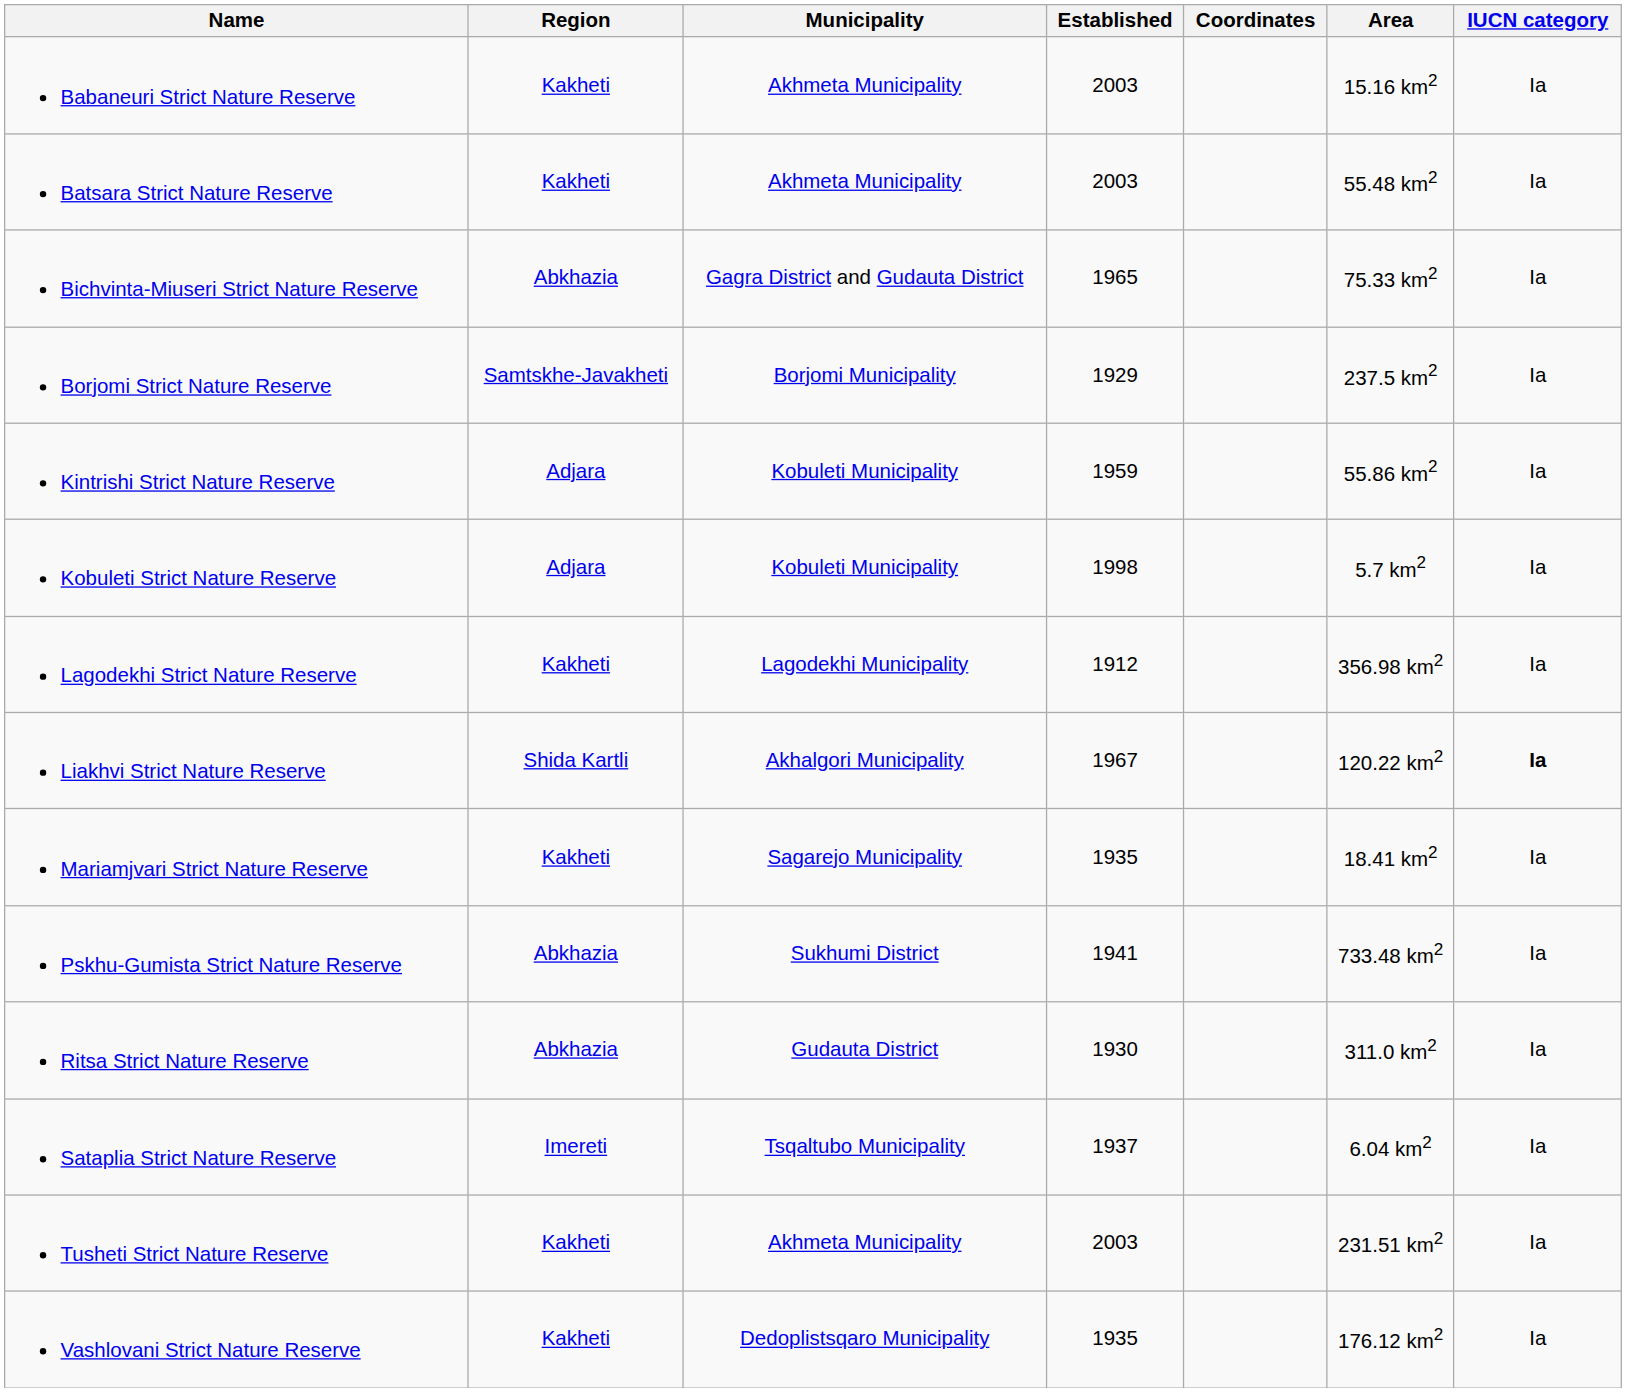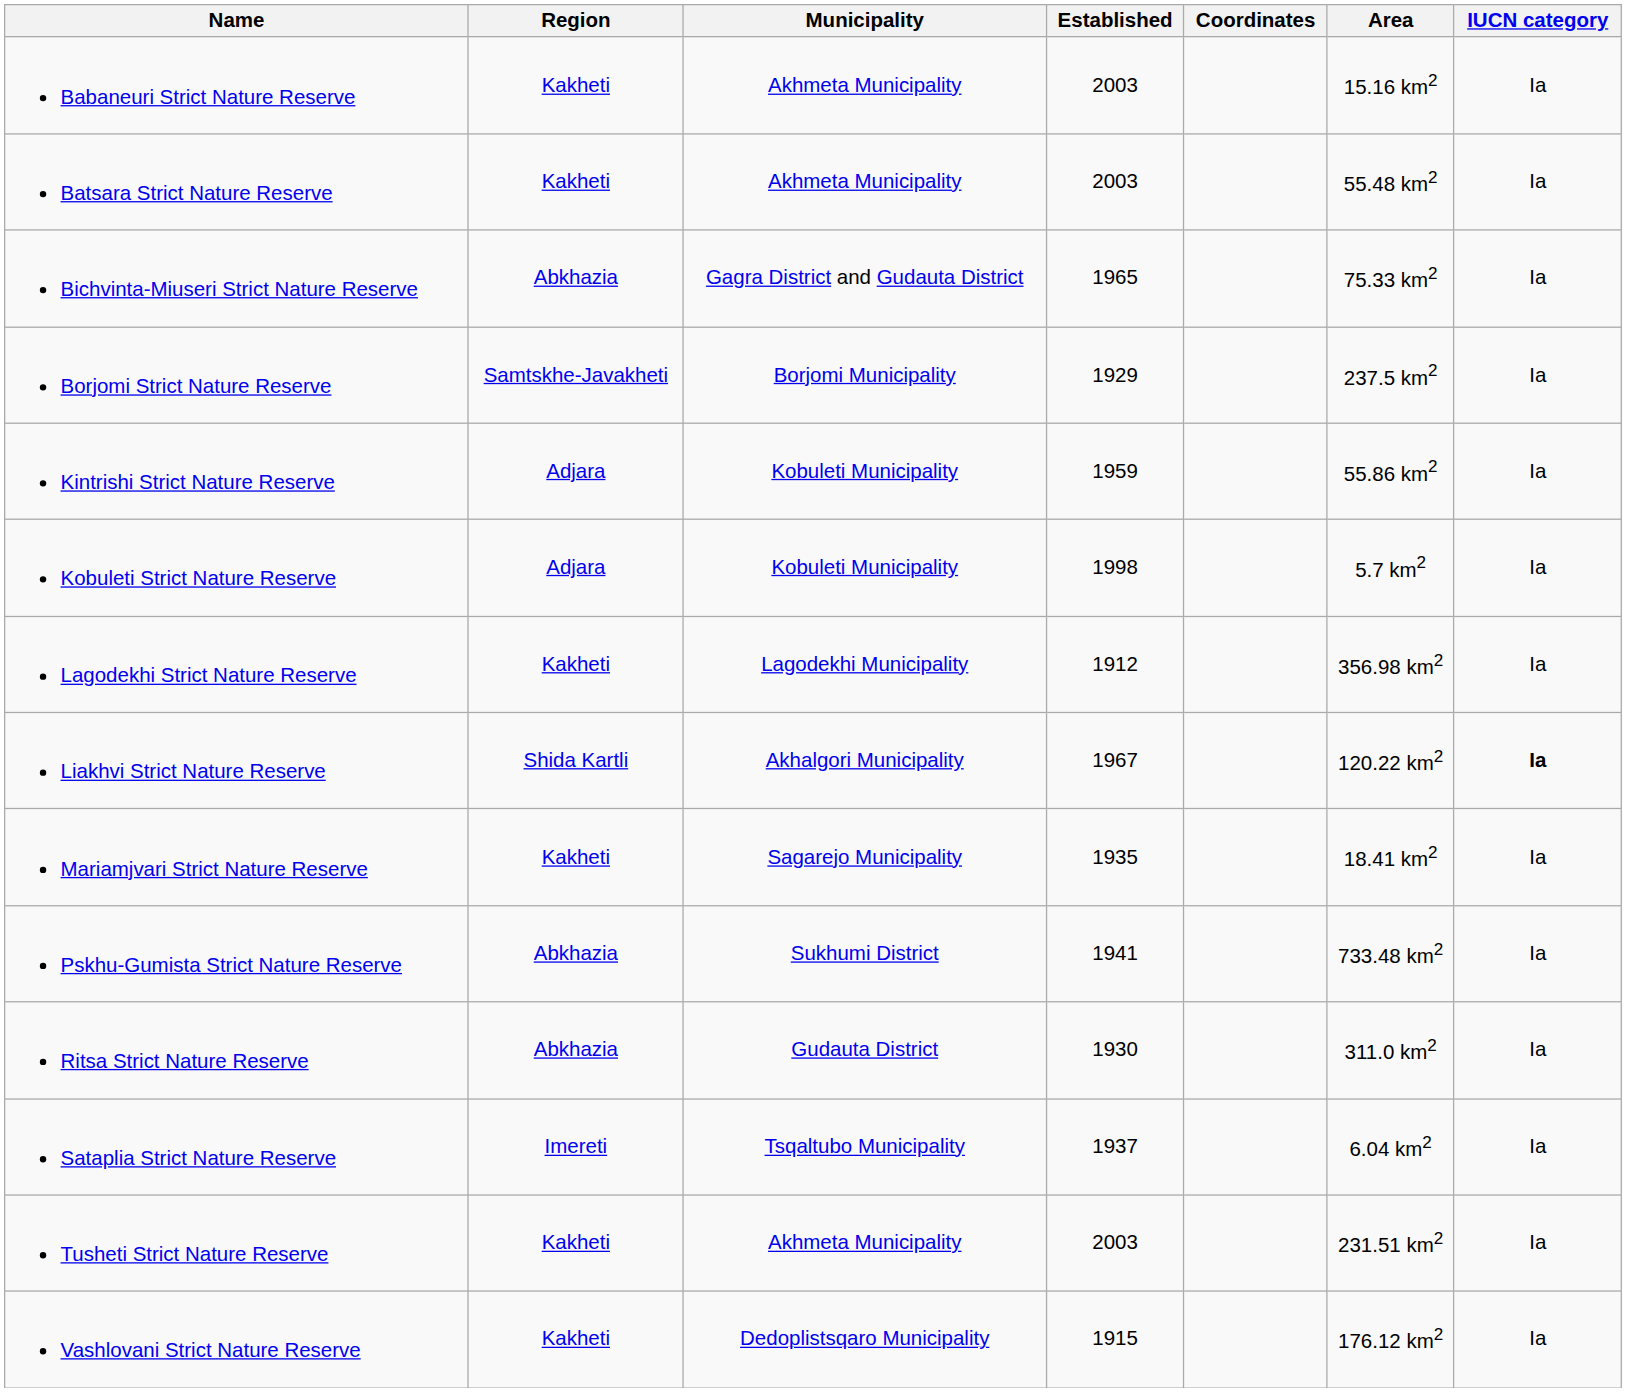(1115, 1339) 1935 -> (1115, 1339) 1915
